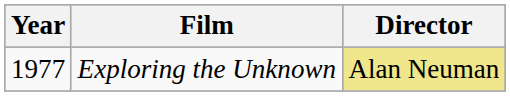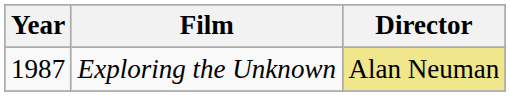(38, 68) 1977 -> (38, 68) 1987
